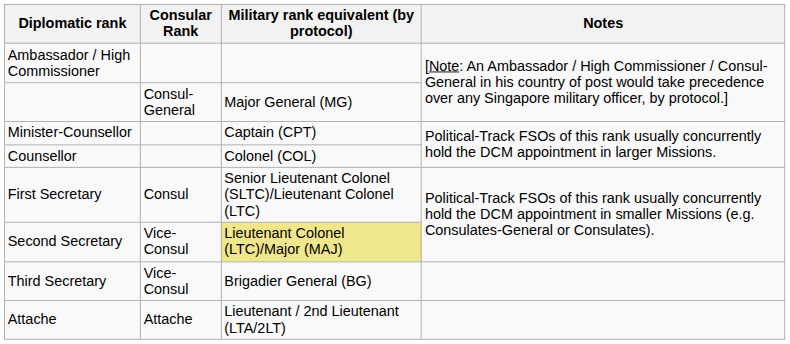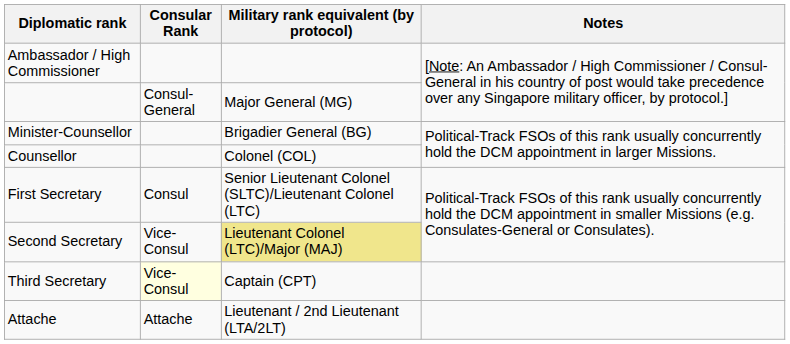(270, 133) Captain (CPT) -> (298, 133) Brigadier General (BG)
(166, 281) no background -> (166, 281) lightyellow background
(298, 281) Brigadier General (BG) -> (270, 281) Captain (CPT)
